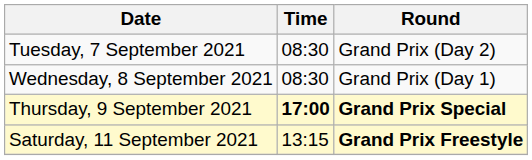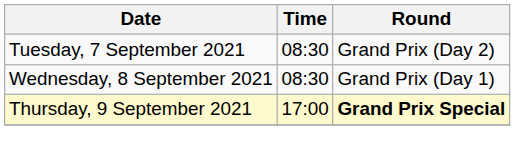(306, 109) bold -> (305, 109) normal
- row: (133, 139)
